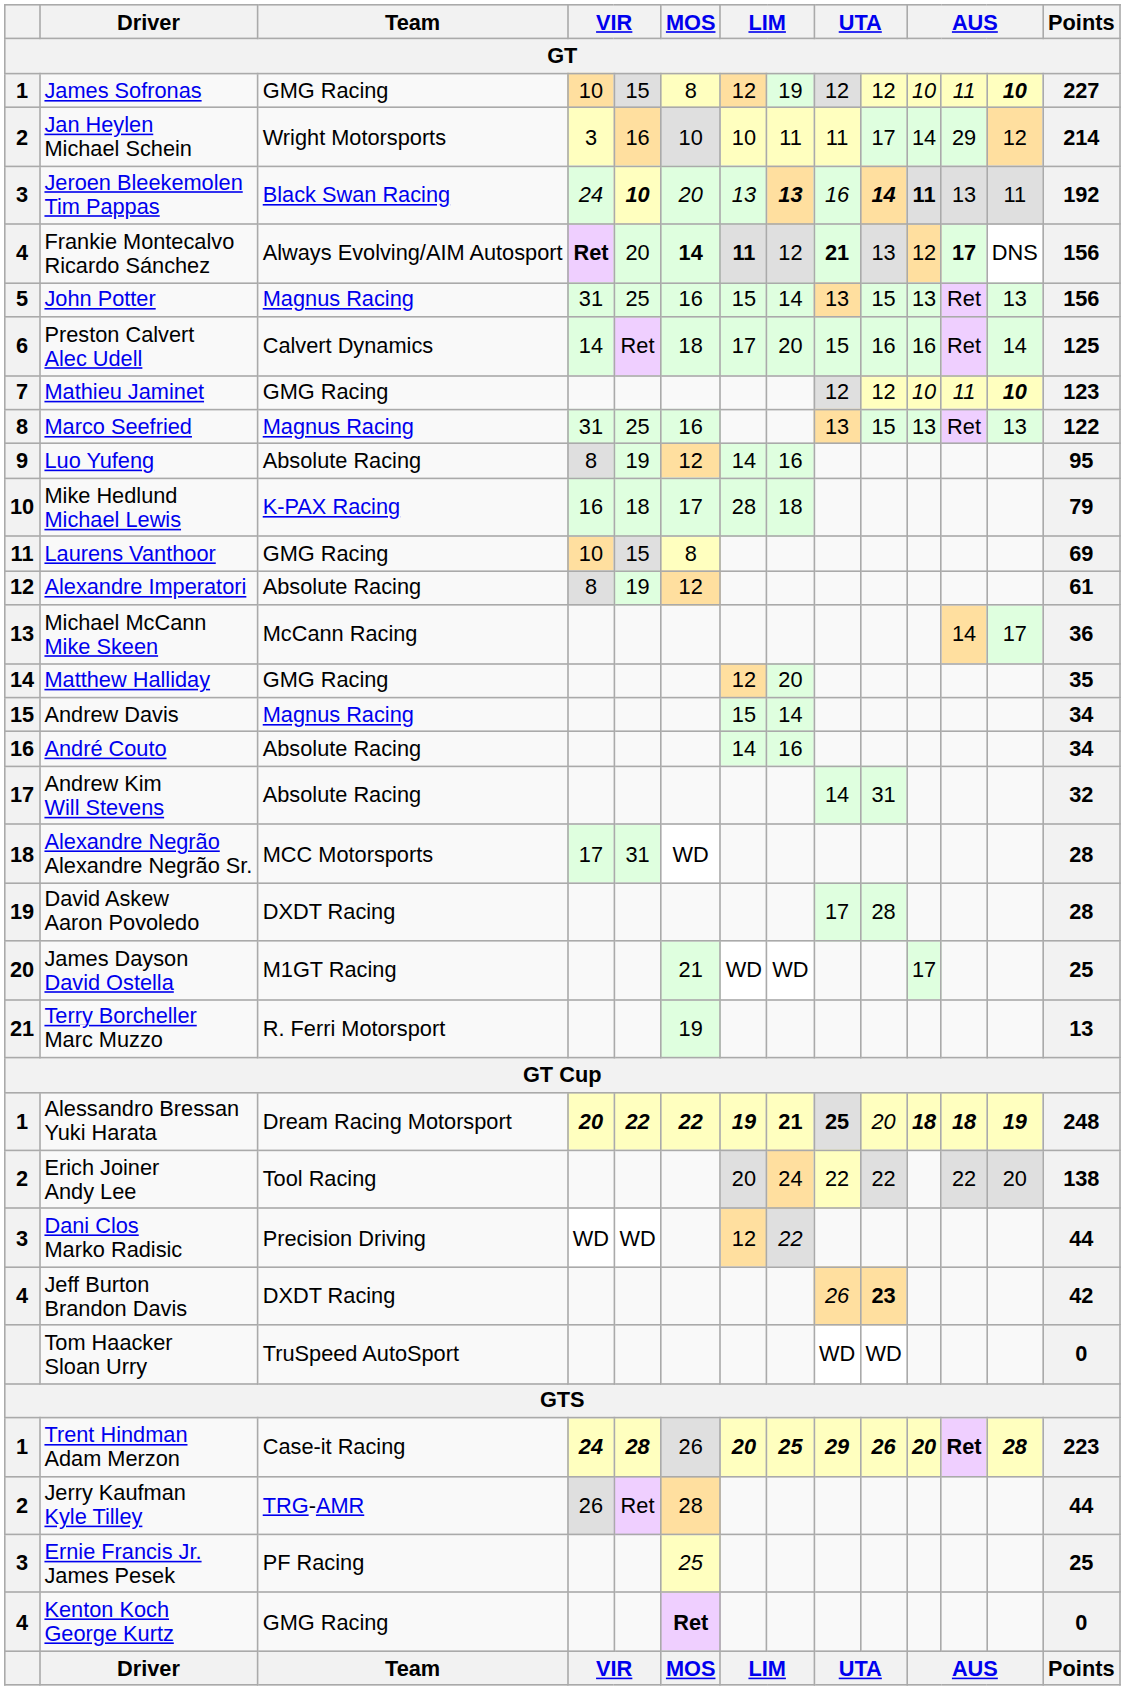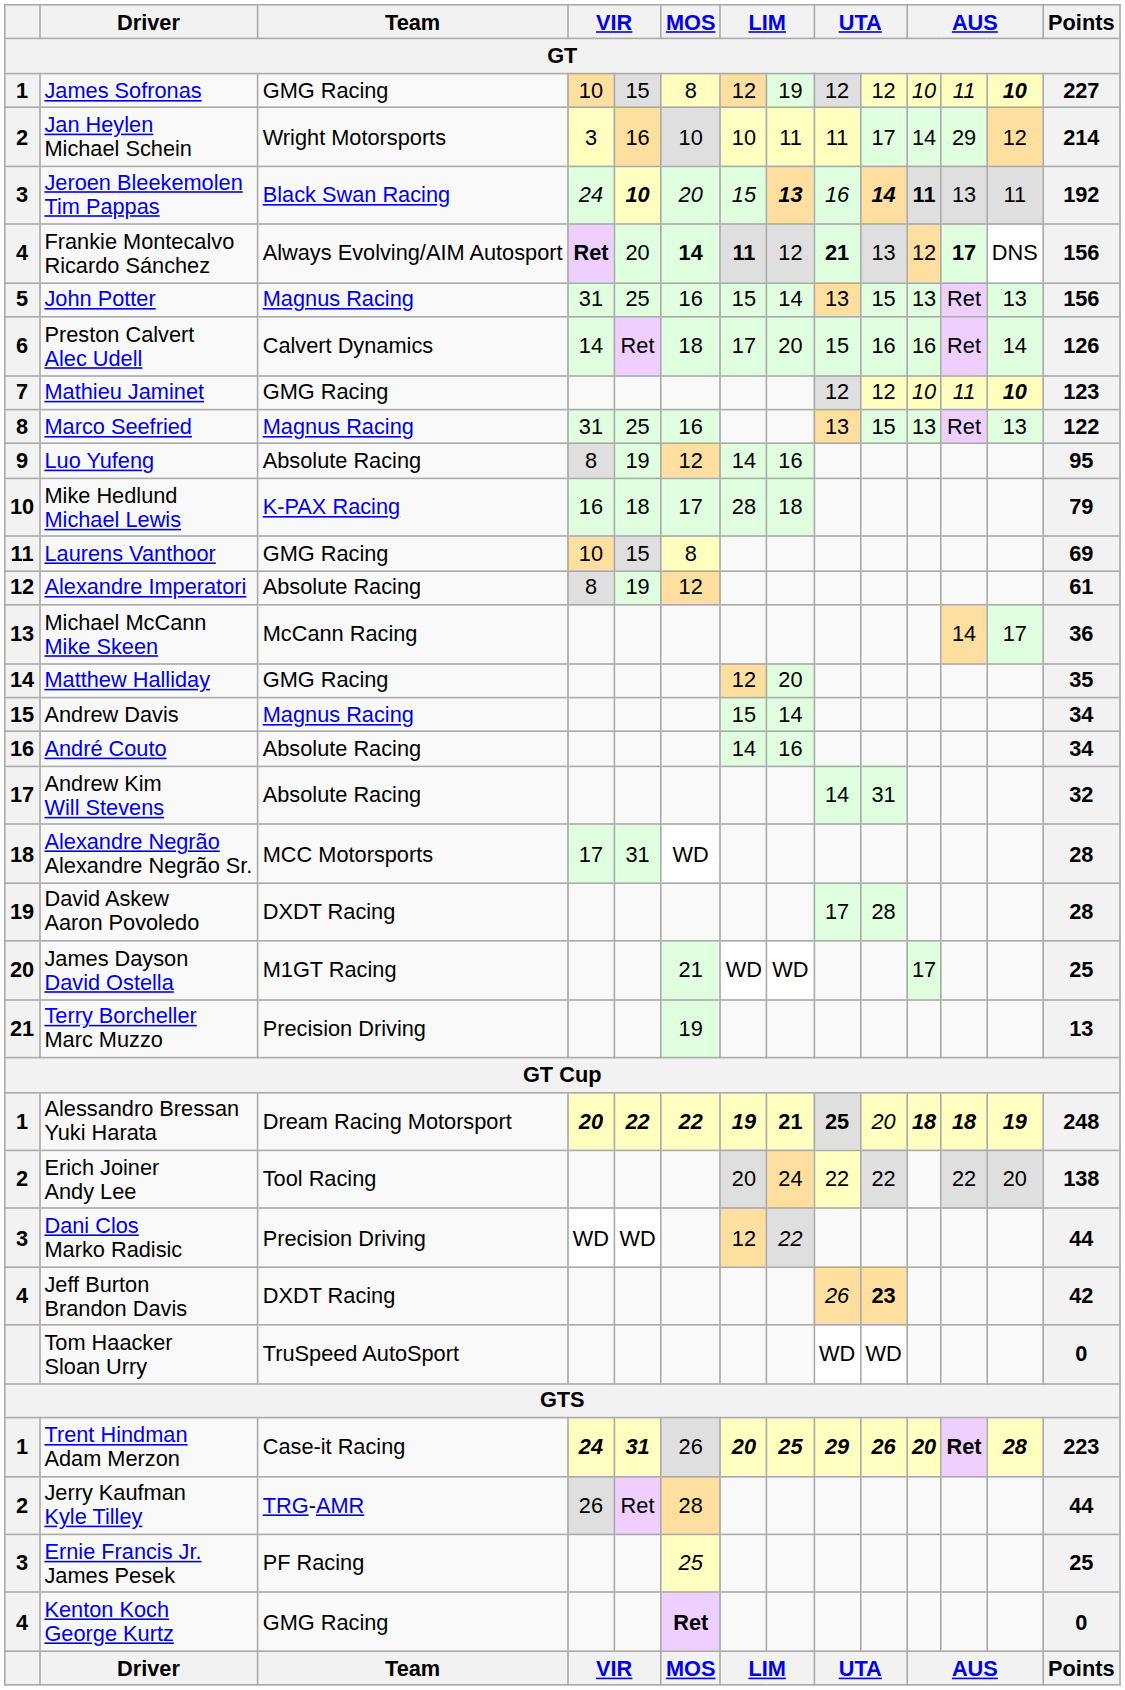(744, 195) 13 -> (744, 195) 15
(1081, 346) 125 -> (1081, 346) 126
(354, 1028) R. Ferri Motorsport -> (344, 1028) Precision Driving
(638, 1447) 28 -> (638, 1447) 31
